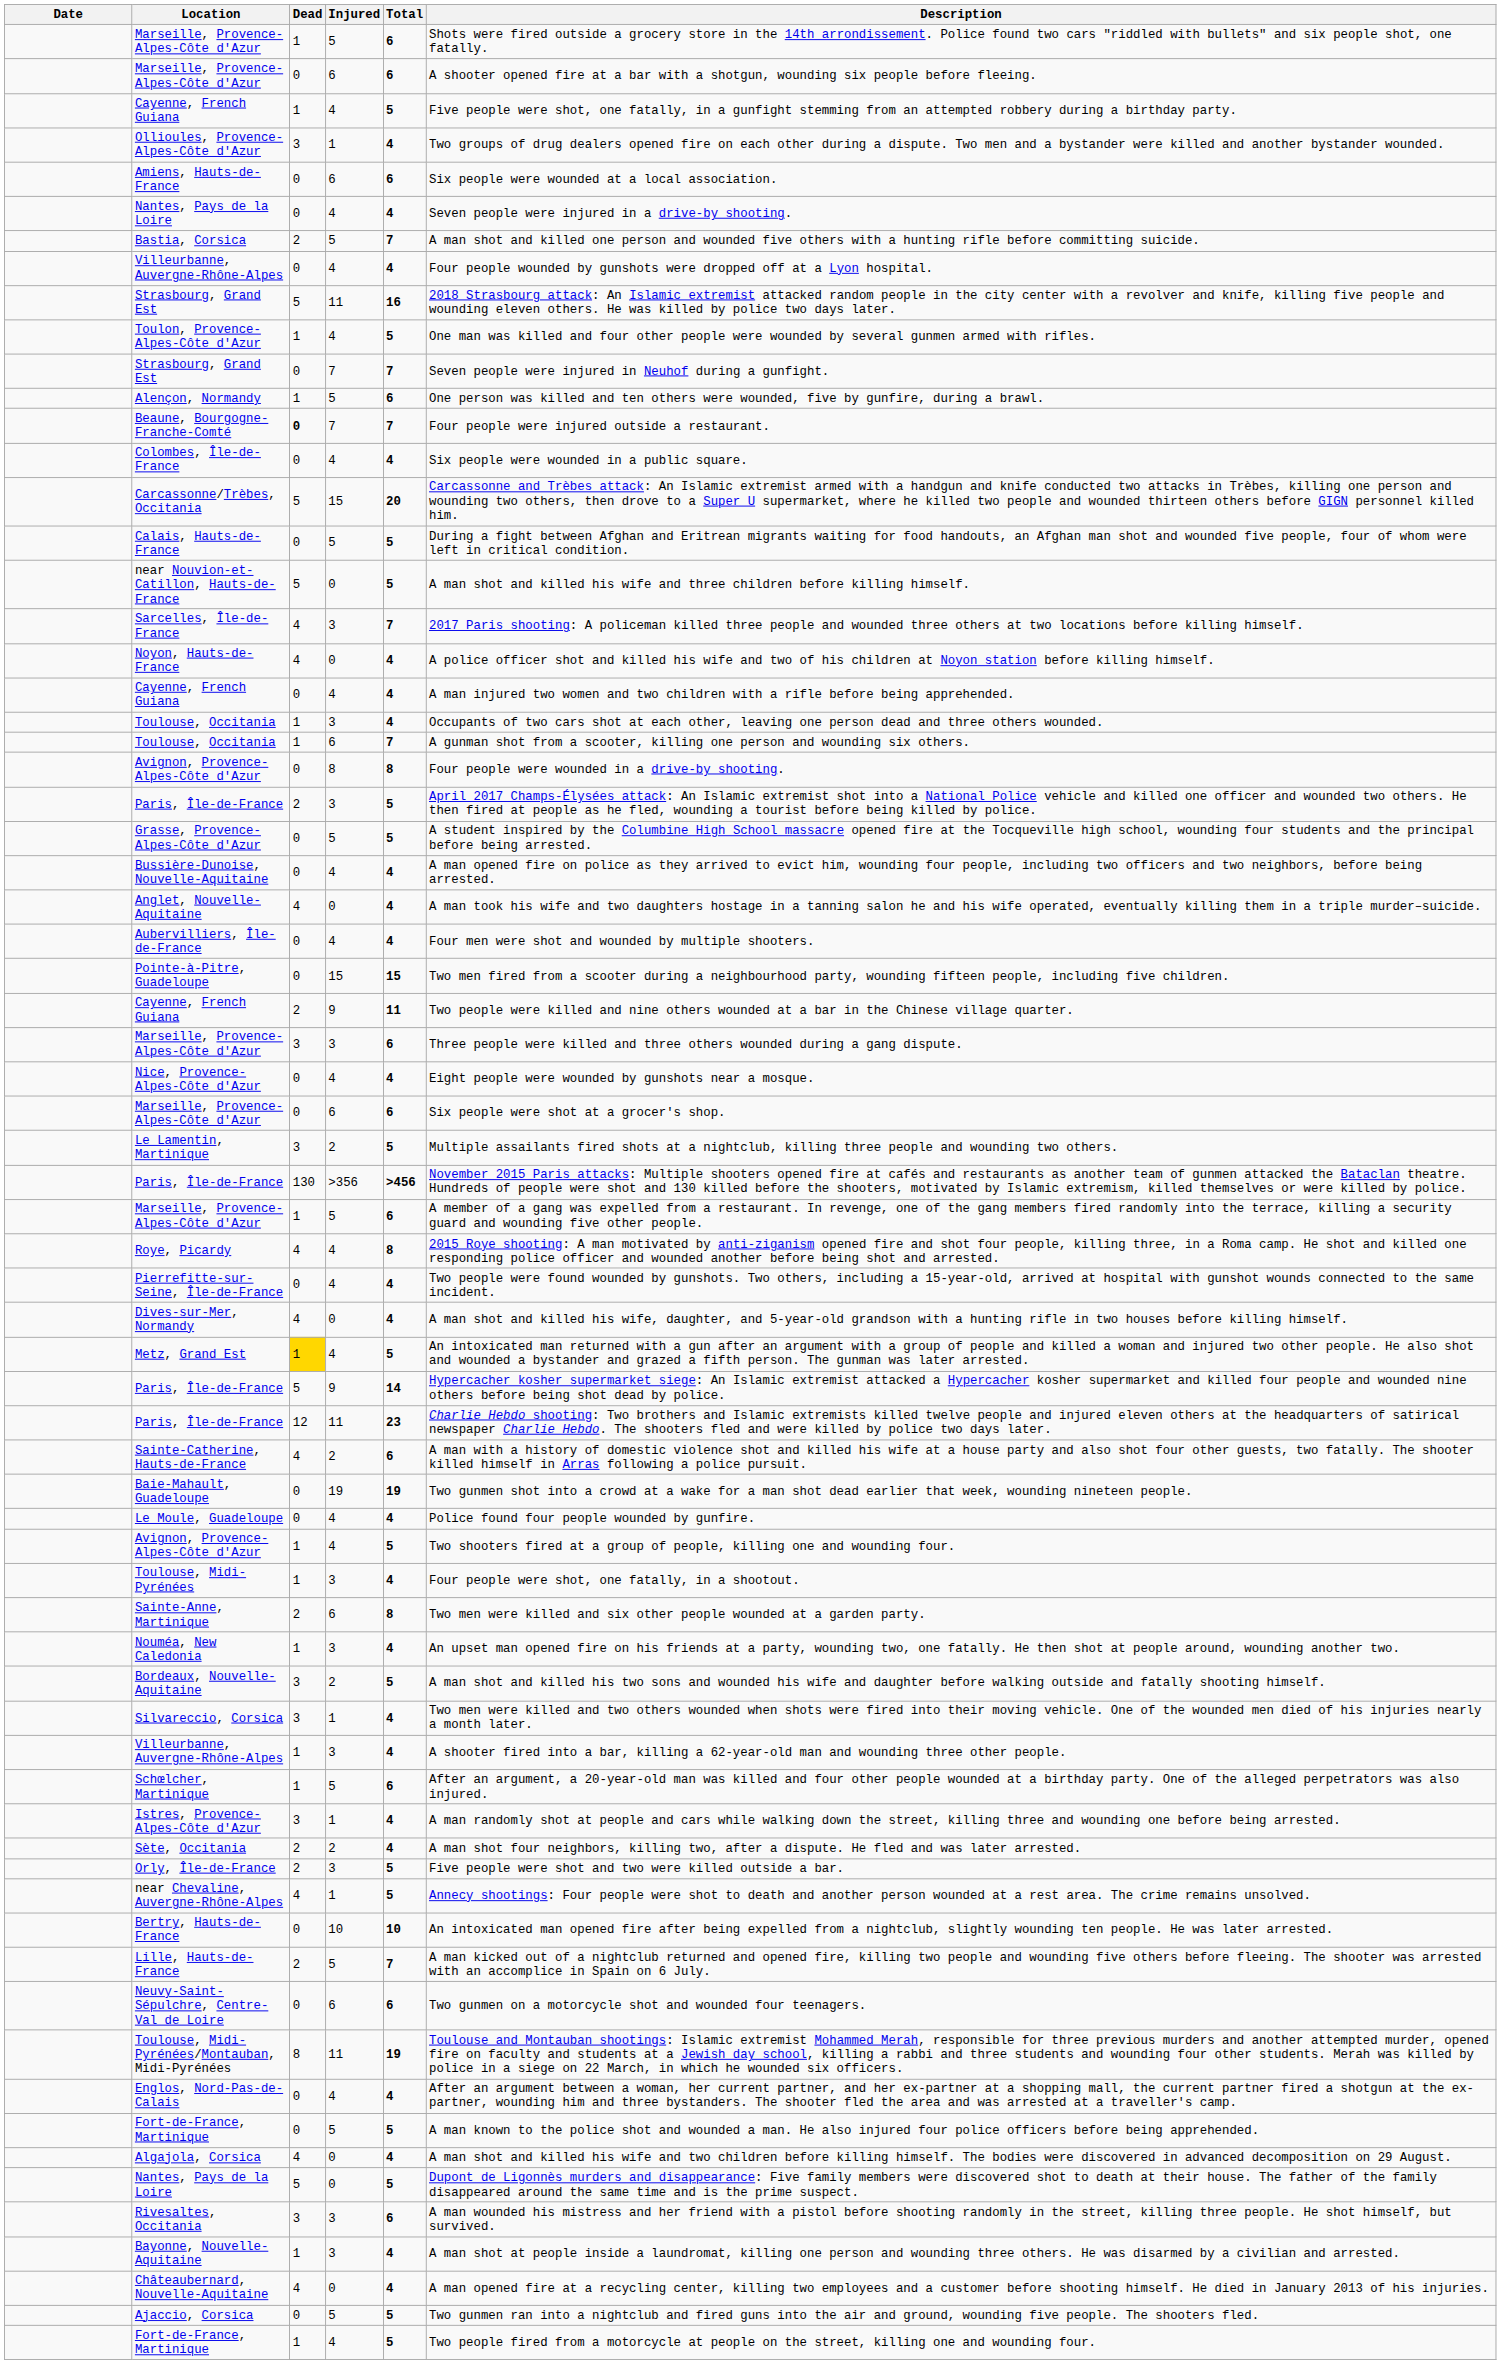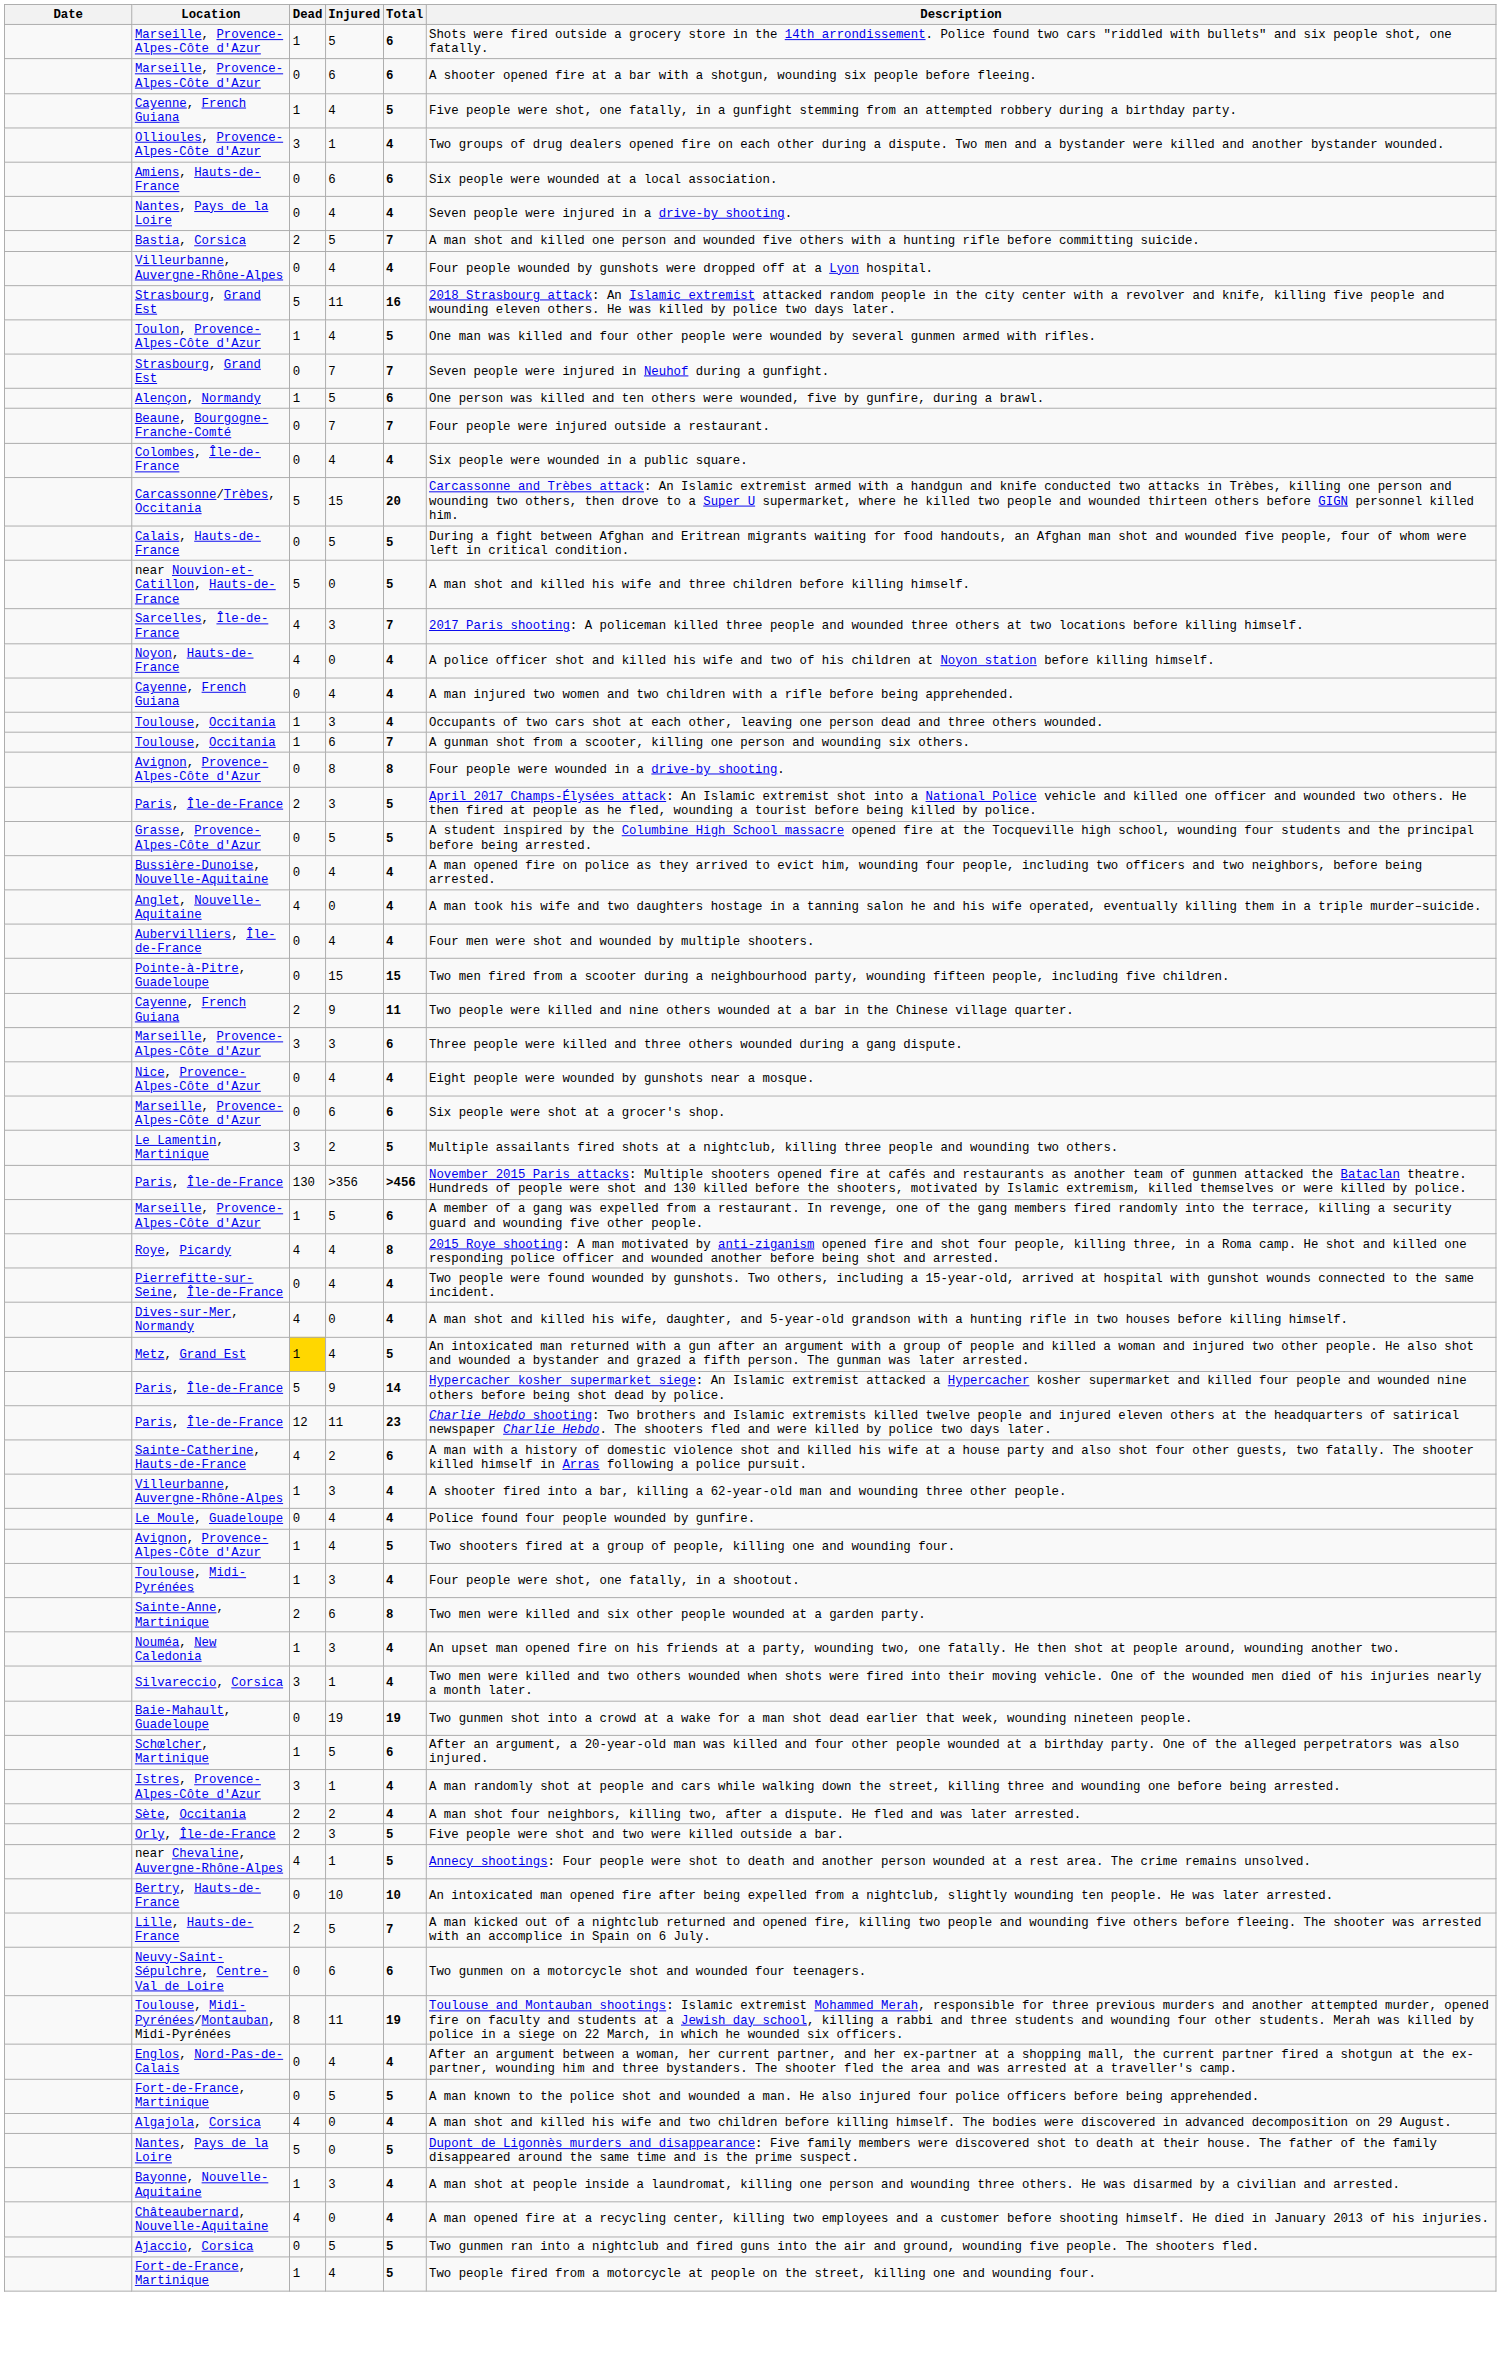(296, 426) bold -> (296, 426) normal
rows swapped: (209, 1752) <-> (183, 1492)
- row: (205, 1684)
- row: (176, 2219)
